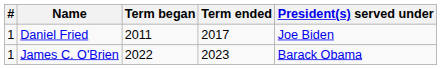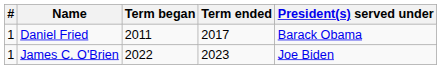(306, 34) Joe Biden -> (320, 34) Barack Obama
(320, 54) Barack Obama -> (306, 54) Joe Biden
